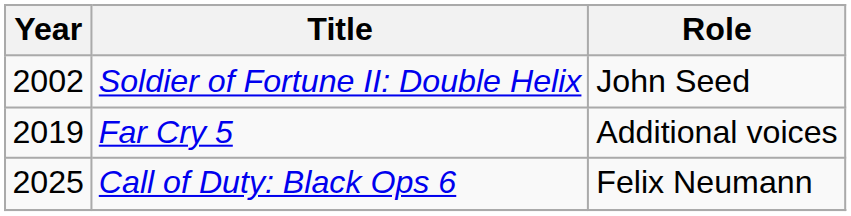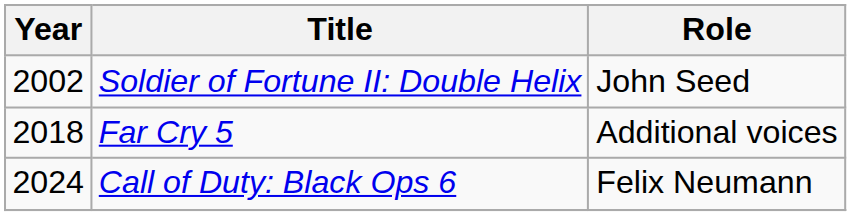(48, 132) 2019 -> (48, 132) 2018
(48, 183) 2025 -> (48, 183) 2024
